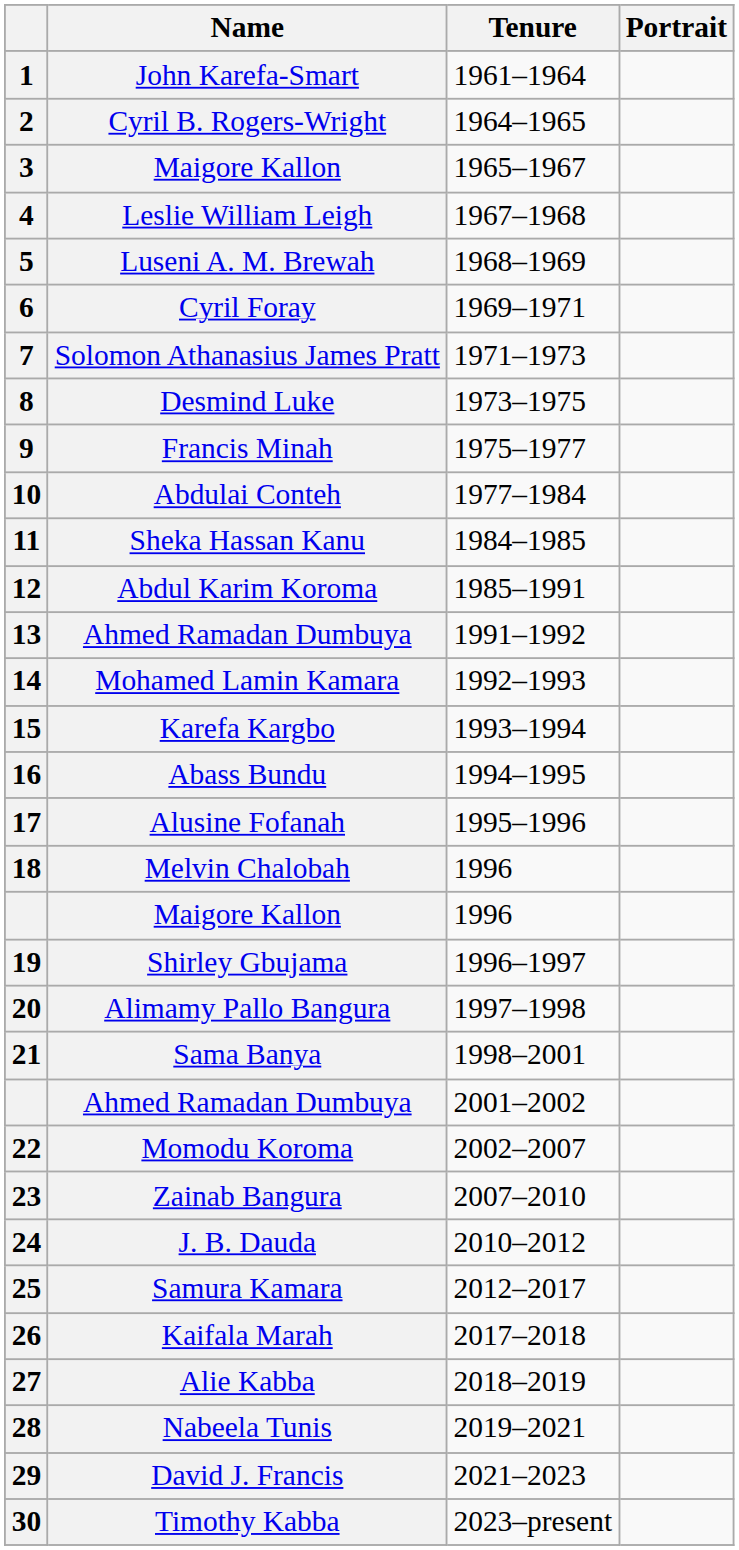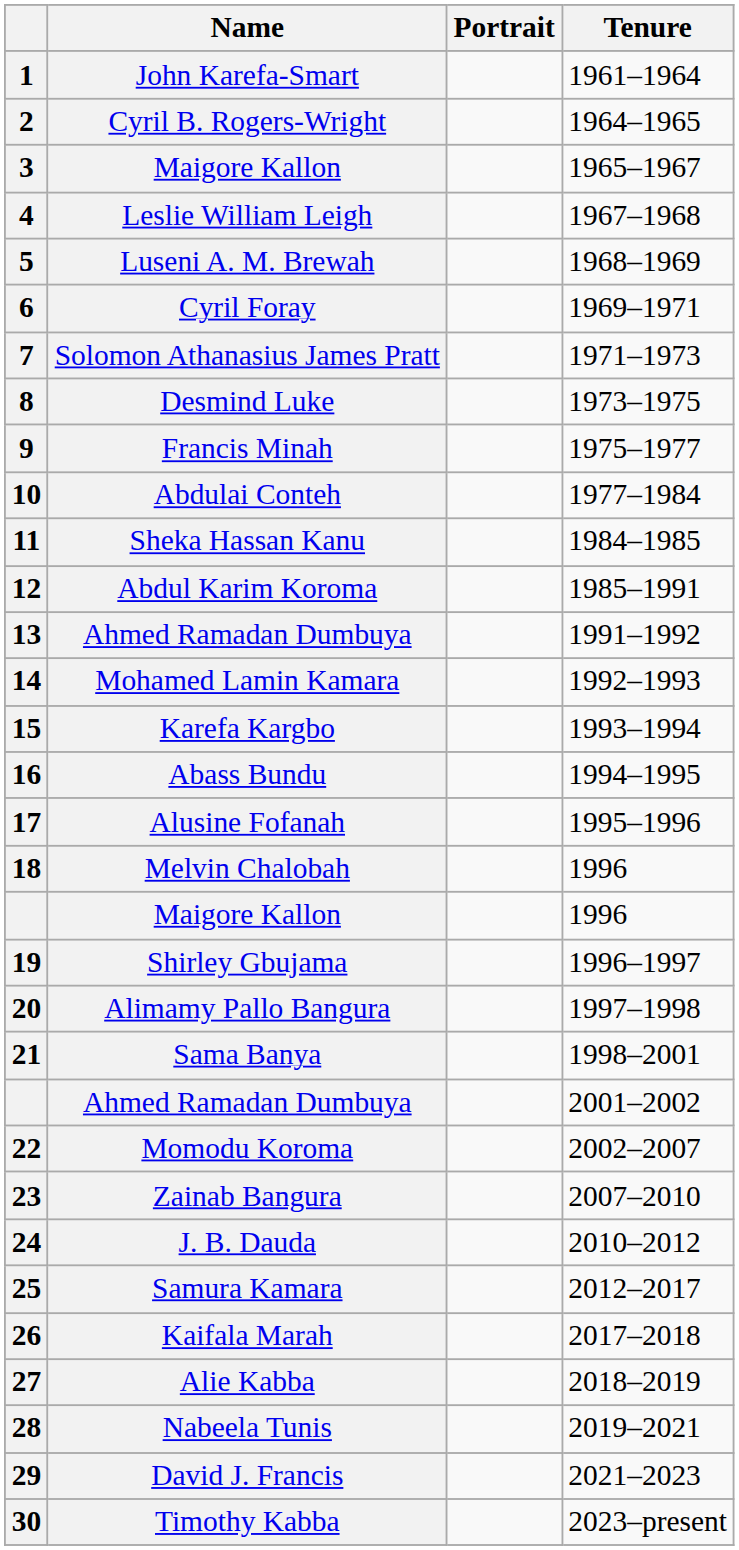columns swapped: (676, 27) <-> (533, 27)
